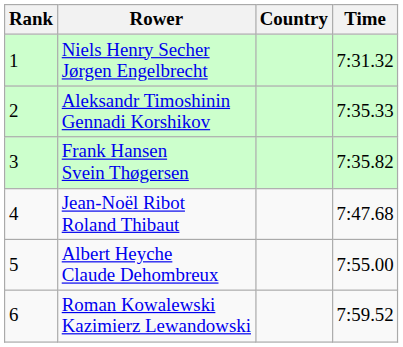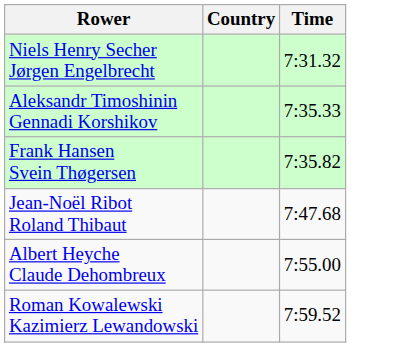- column: (31, 19)
